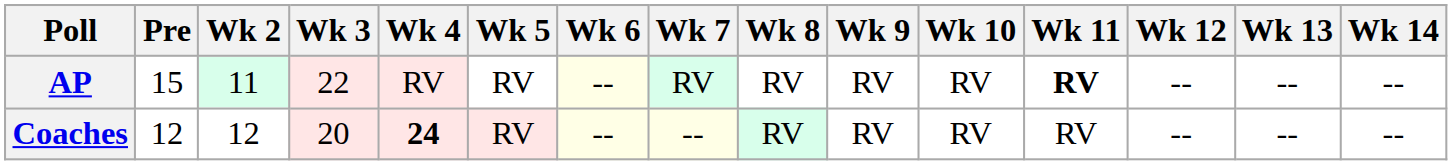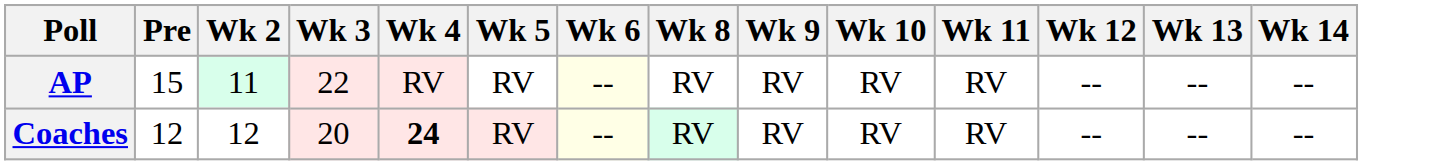- column: (693, 30)
(1076, 81) bold -> (986, 81) normal
